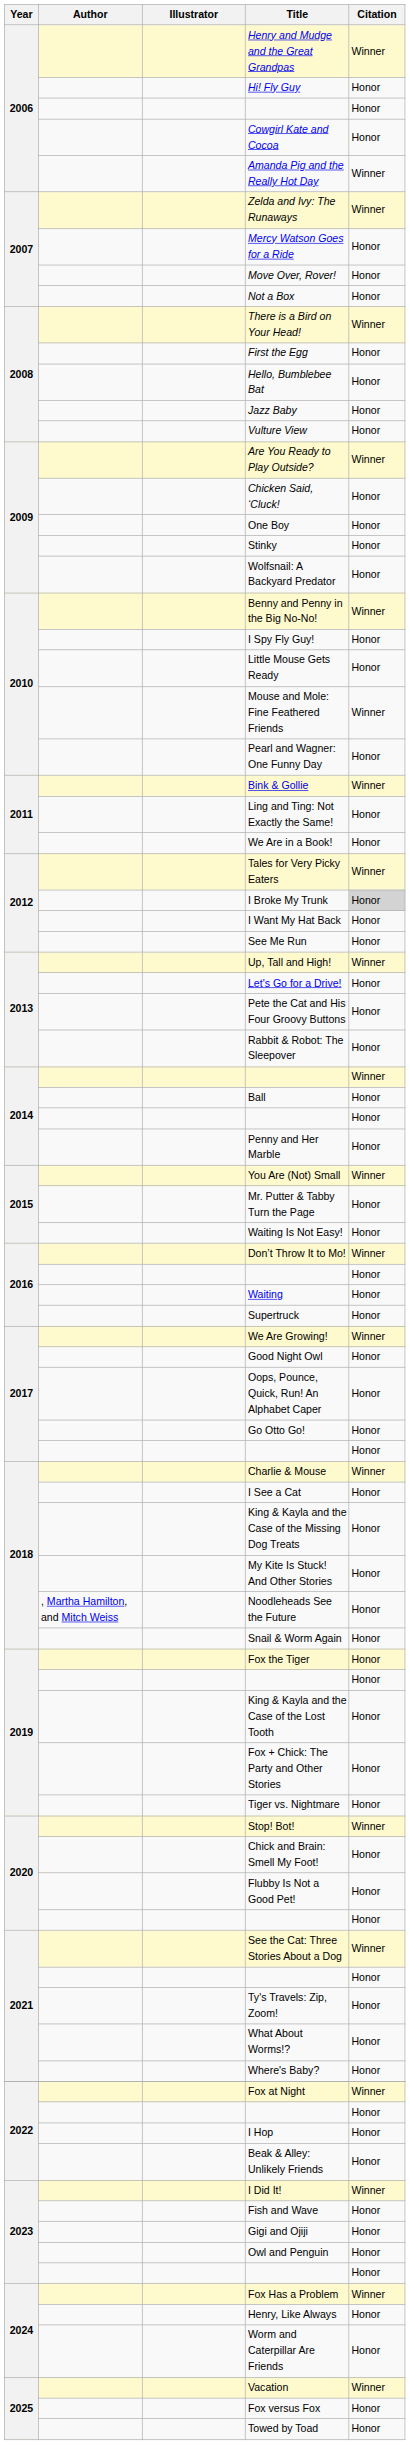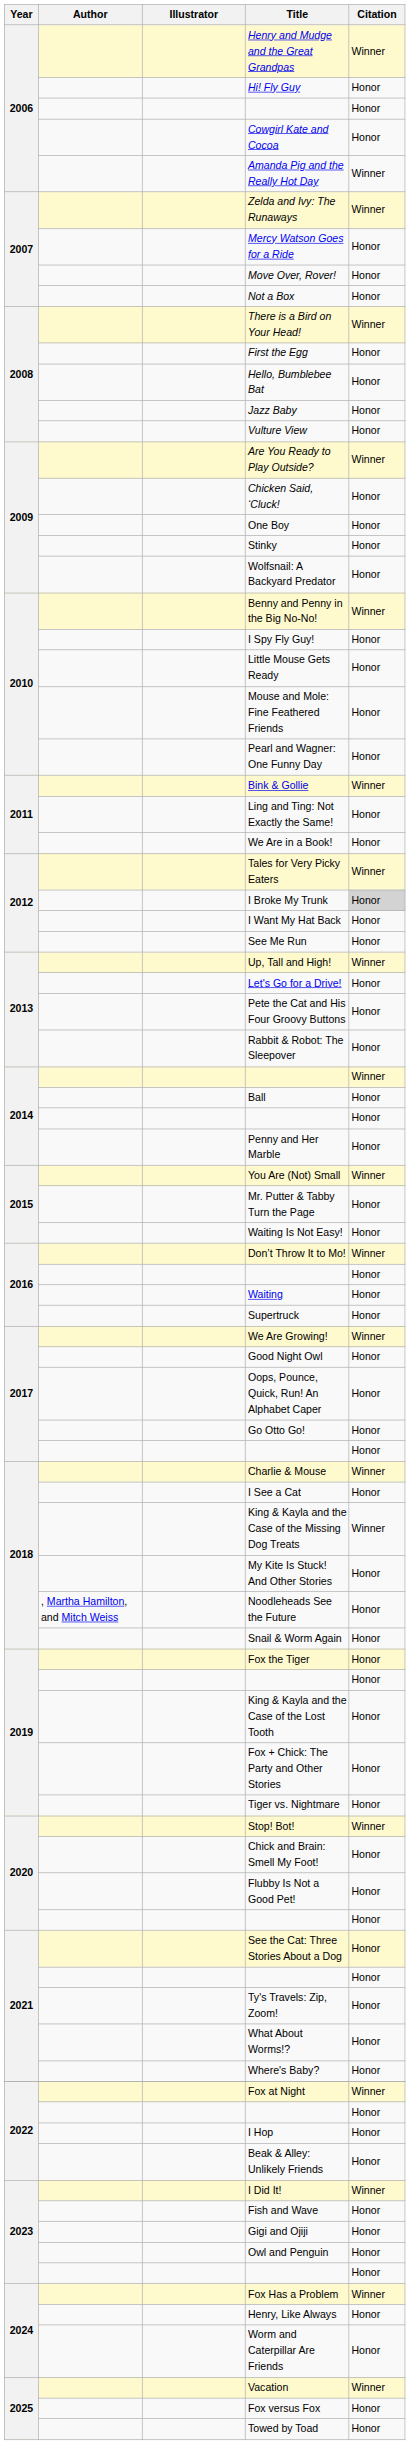(368, 712) Winner -> (366, 712) Honor
(366, 1529) Honor -> (368, 1529) Winner
(368, 1948) Winner -> (366, 1948) Honor
